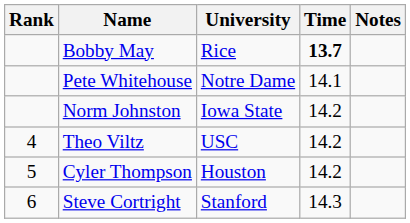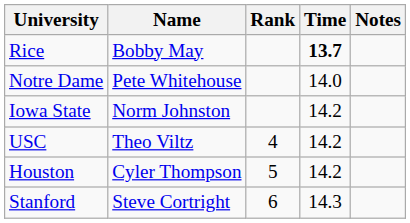columns swapped: (31, 19) <-> (248, 19)
(325, 80) 14.1 -> (325, 80) 14.0
